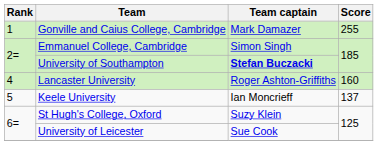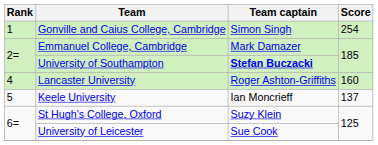(266, 30) Mark Damazer -> (261, 30) Simon Singh
(350, 30) 255 -> (350, 30) 254
(261, 47) Simon Singh -> (266, 47) Mark Damazer
